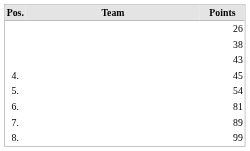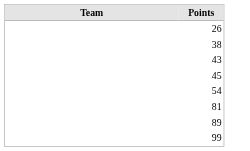- column: (15, 12)
